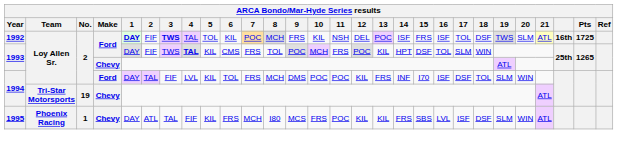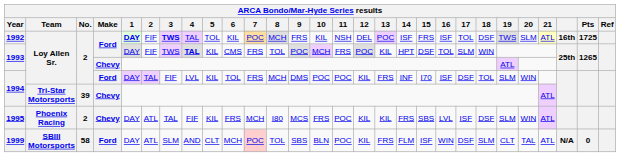(85, 95) 19 -> (85, 95) 39
(85, 118) 1 -> (85, 118) 2
+ row: (15, 140)
